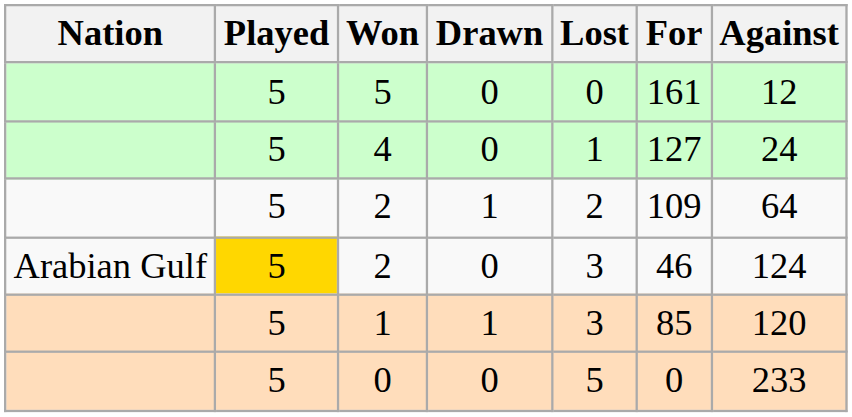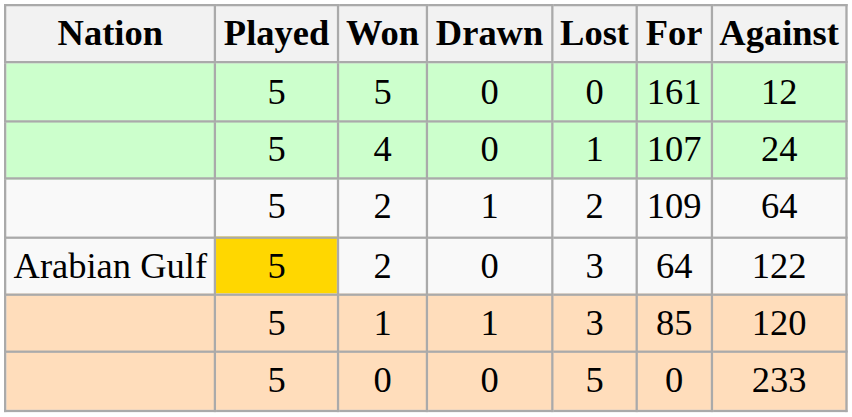(674, 149) 127 -> (674, 149) 107
(674, 264) 46 -> (674, 264) 64
(779, 264) 124 -> (779, 264) 122
